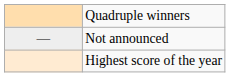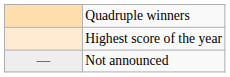rows swapped: (154, 61) <-> (127, 38)
